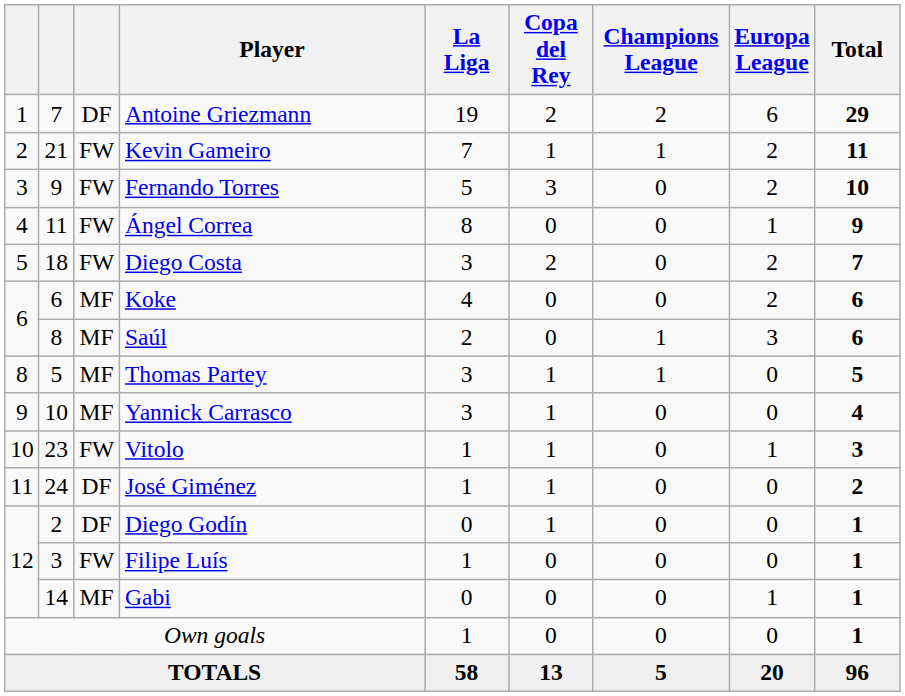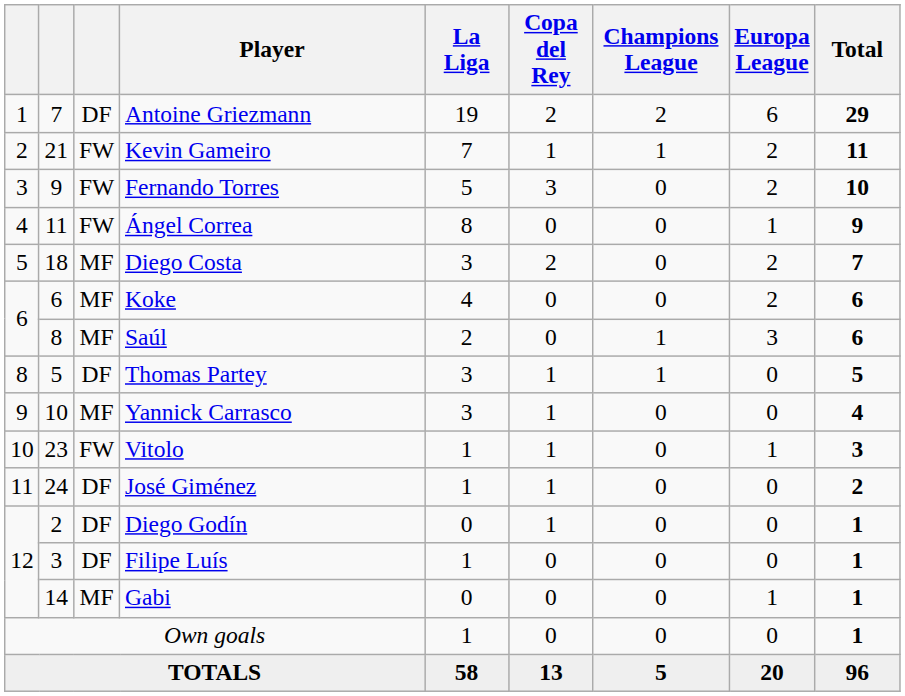(97, 262) FW -> (97, 262) MF
(97, 374) MF -> (97, 374) DF
(97, 560) FW -> (97, 560) DF
